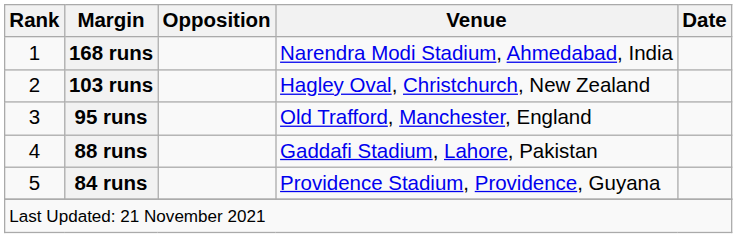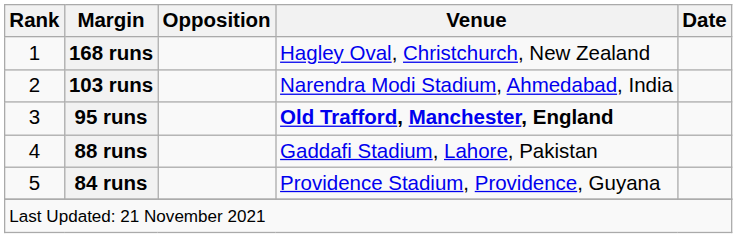(476, 53) Narendra Modi Stadium, Ahmedabad, India -> (465, 53) Hagley Oval, Christchurch, New Zealand
(465, 85) Hagley Oval, Christchurch, New Zealand -> (476, 85) Narendra Modi Stadium, Ahmedabad, India
(436, 118) normal -> (447, 118) bold
